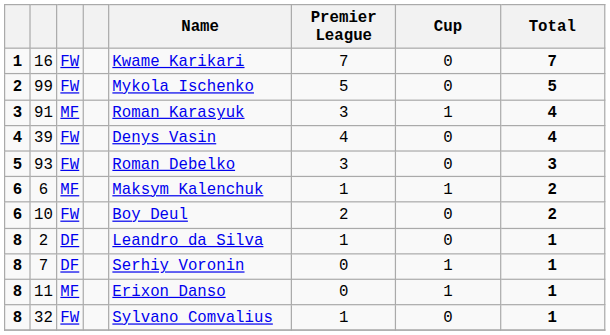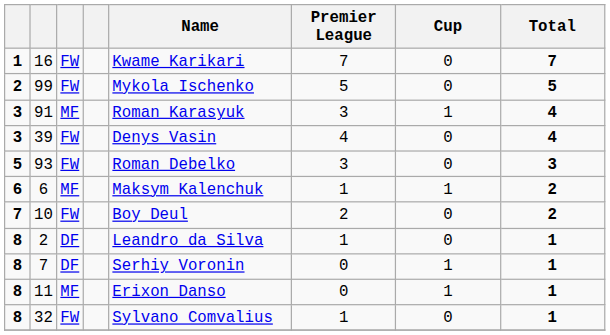(17, 138) 4 -> (17, 138) 3
(17, 215) 6 -> (17, 215) 7
